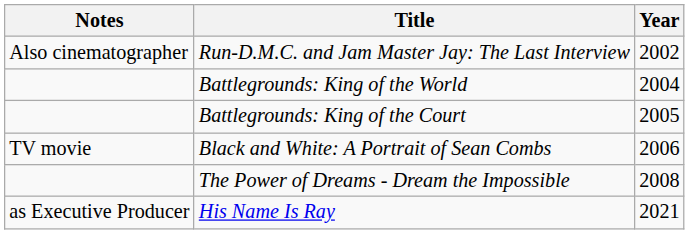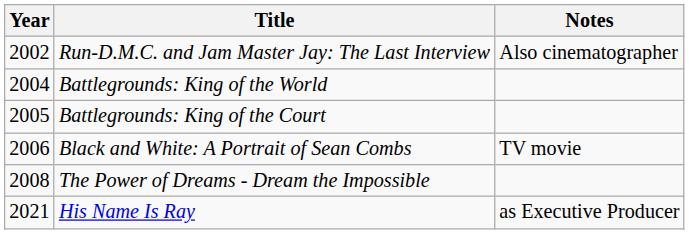columns swapped: (659, 20) <-> (99, 20)
